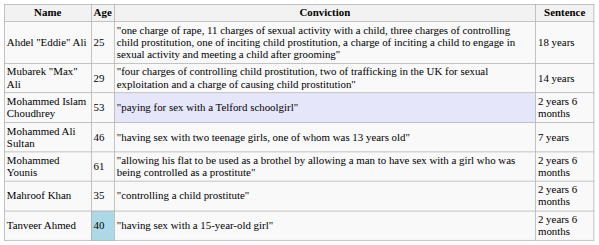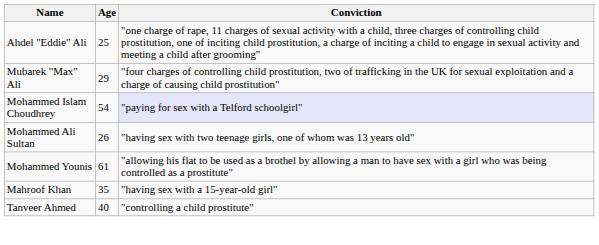- column: (565, 13)
(99, 107) 53 -> (103, 107) 54
(99, 137) 46 -> (103, 137) 26
(183, 196) "controlling a child prostitute" -> (199, 190) "having sex with a 15-year-old girl"
(99, 225) lightblue background -> (103, 207) no background
(195, 225) "having sex with a 15-year-old girl" -> (187, 207) "controlling a child prostitute"
